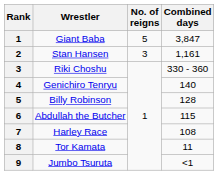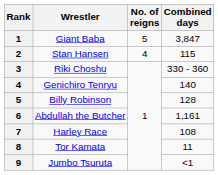(145, 54) 3 -> (145, 54) 4
(188, 54) 1,161 -> (188, 54) 115
(188, 116) 115 -> (188, 116) 1,161
